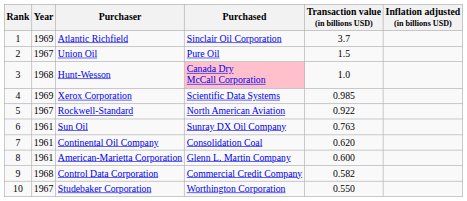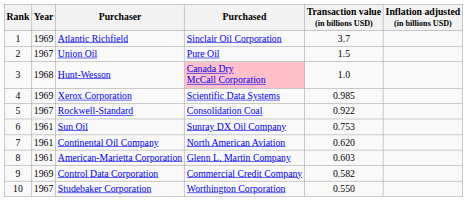(236, 111) North American Aviation -> (225, 111) Consolidation Coal
(344, 127) 0.763 -> (344, 127) 0.753
(225, 142) Consolidation Coal -> (236, 142) North American Aviation
(344, 158) 0.600 -> (344, 158) 0.603
(44, 173) 1968 -> (44, 173) 1969
